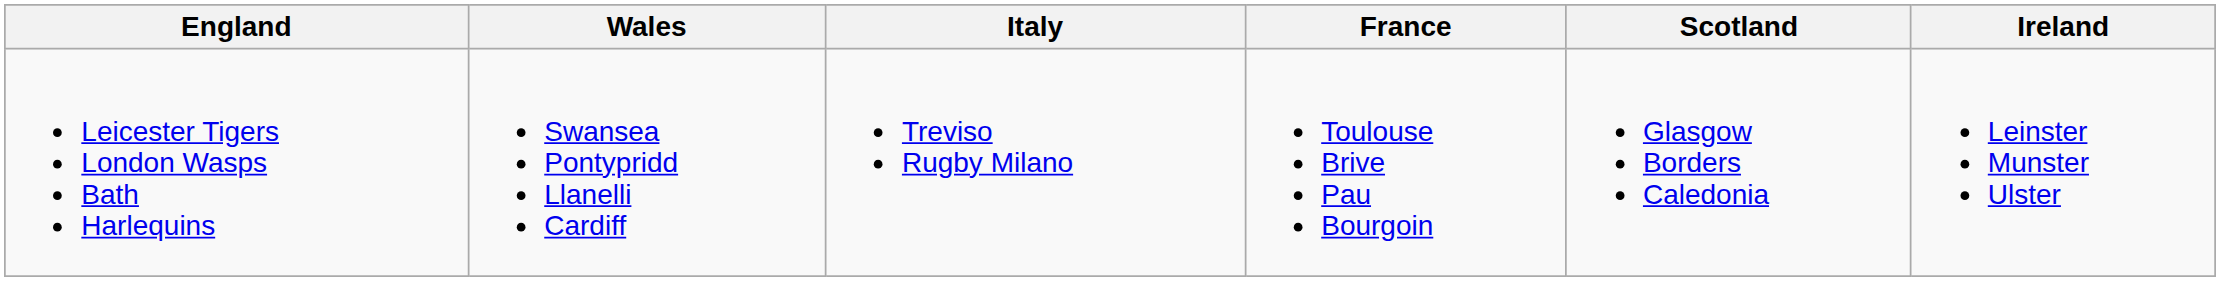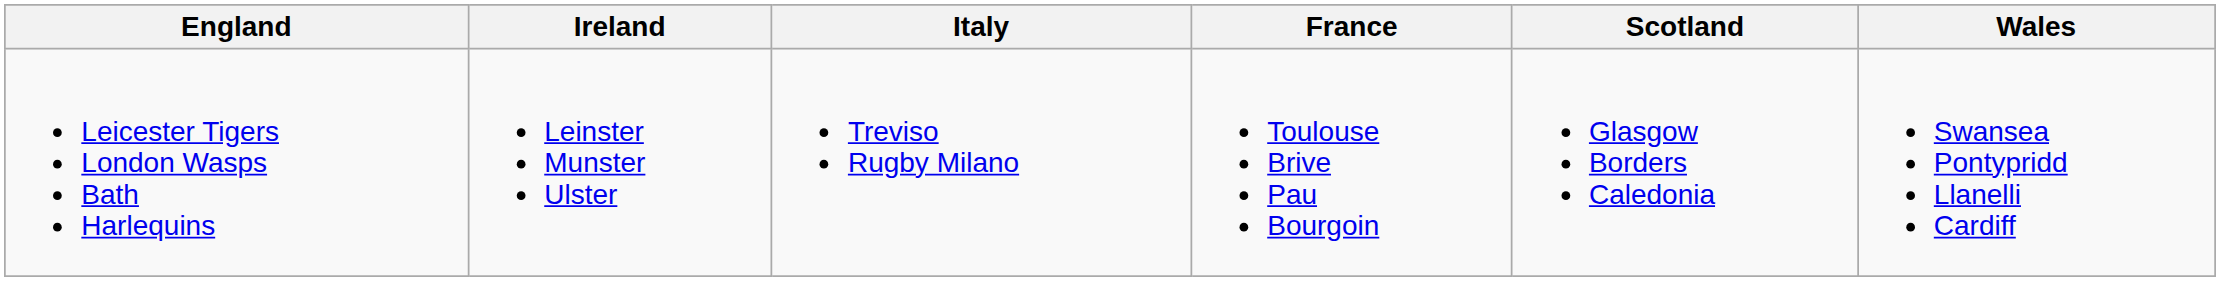columns swapped: (2063, 26) <-> (647, 26)
